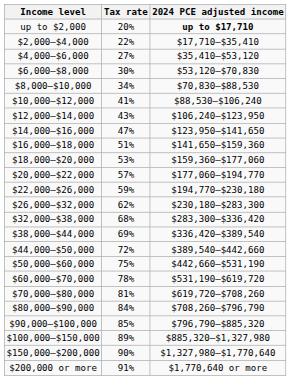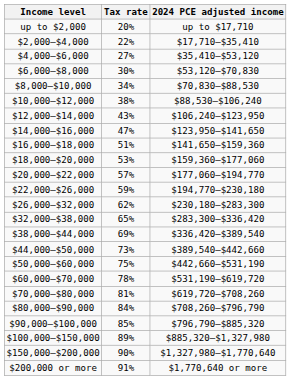(218, 27) bold -> (218, 27) normal
(126, 101) 41% -> (126, 101) 38%
(126, 219) 68% -> (126, 219) 65%
(126, 249) 72% -> (126, 249) 73%
